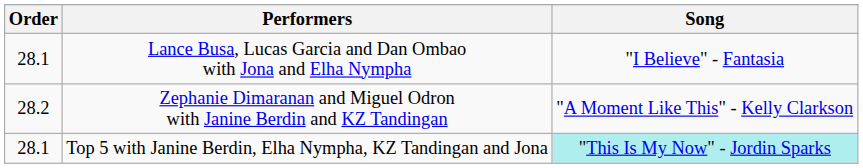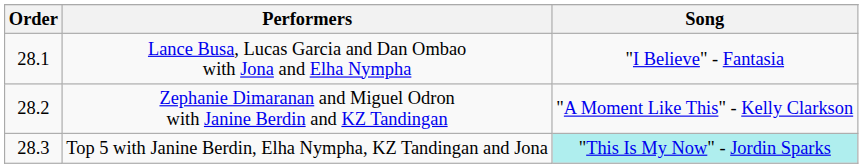(33, 148) 28.1 -> (33, 148) 28.3
